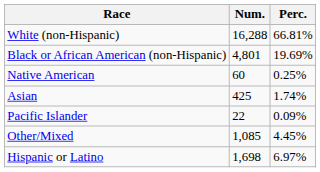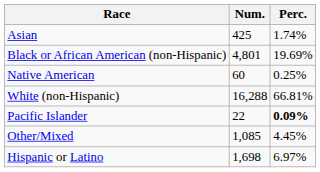rows swapped: (63, 34) <-> (22, 95)
(290, 116) normal -> (291, 116) bold
